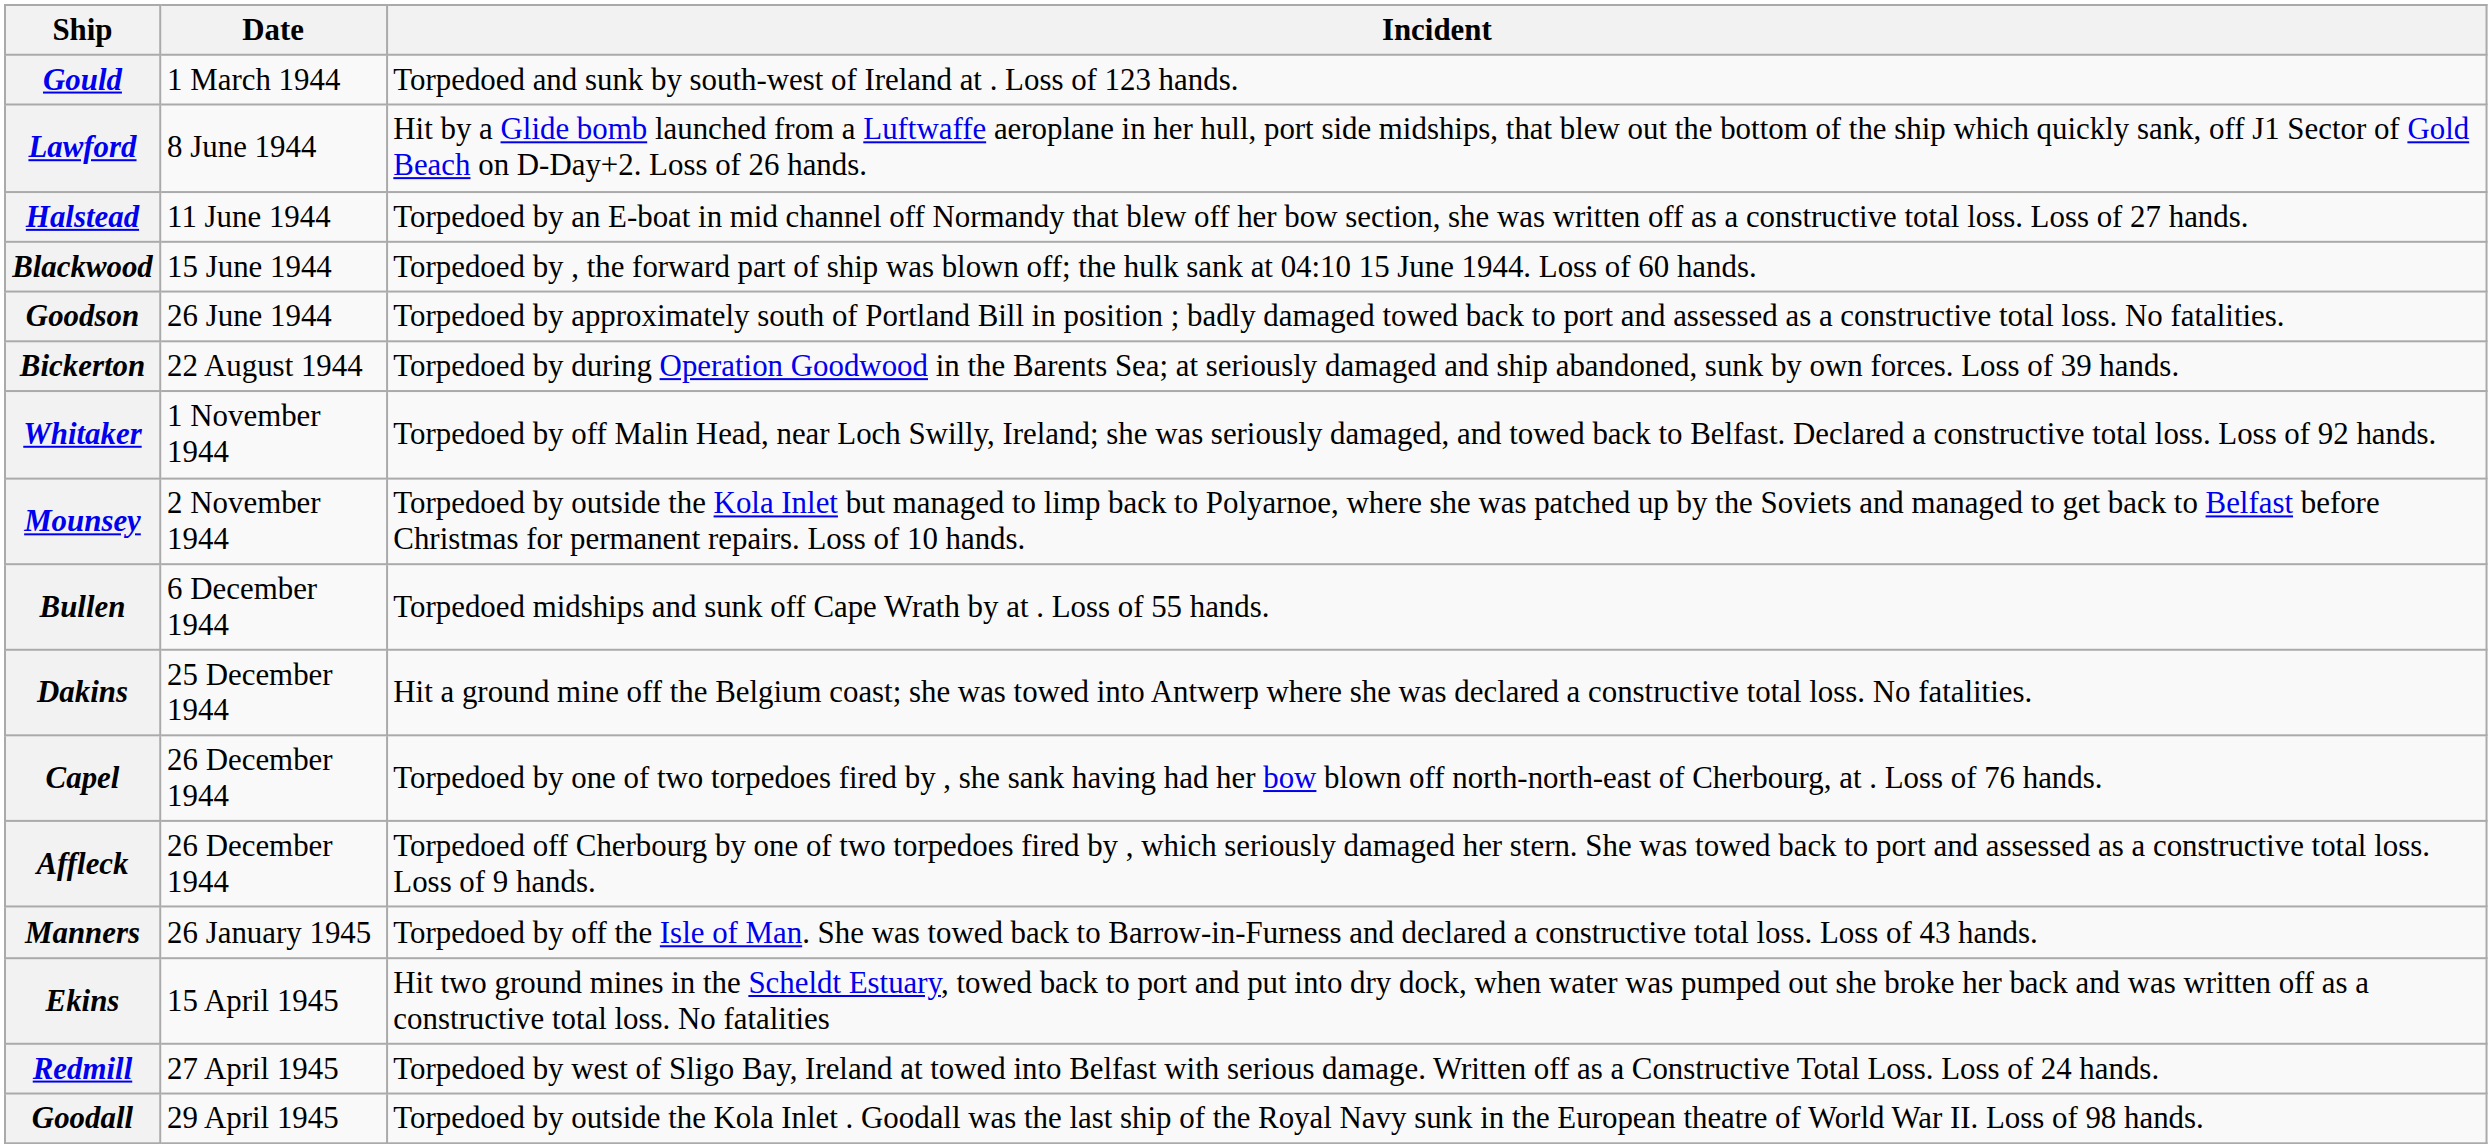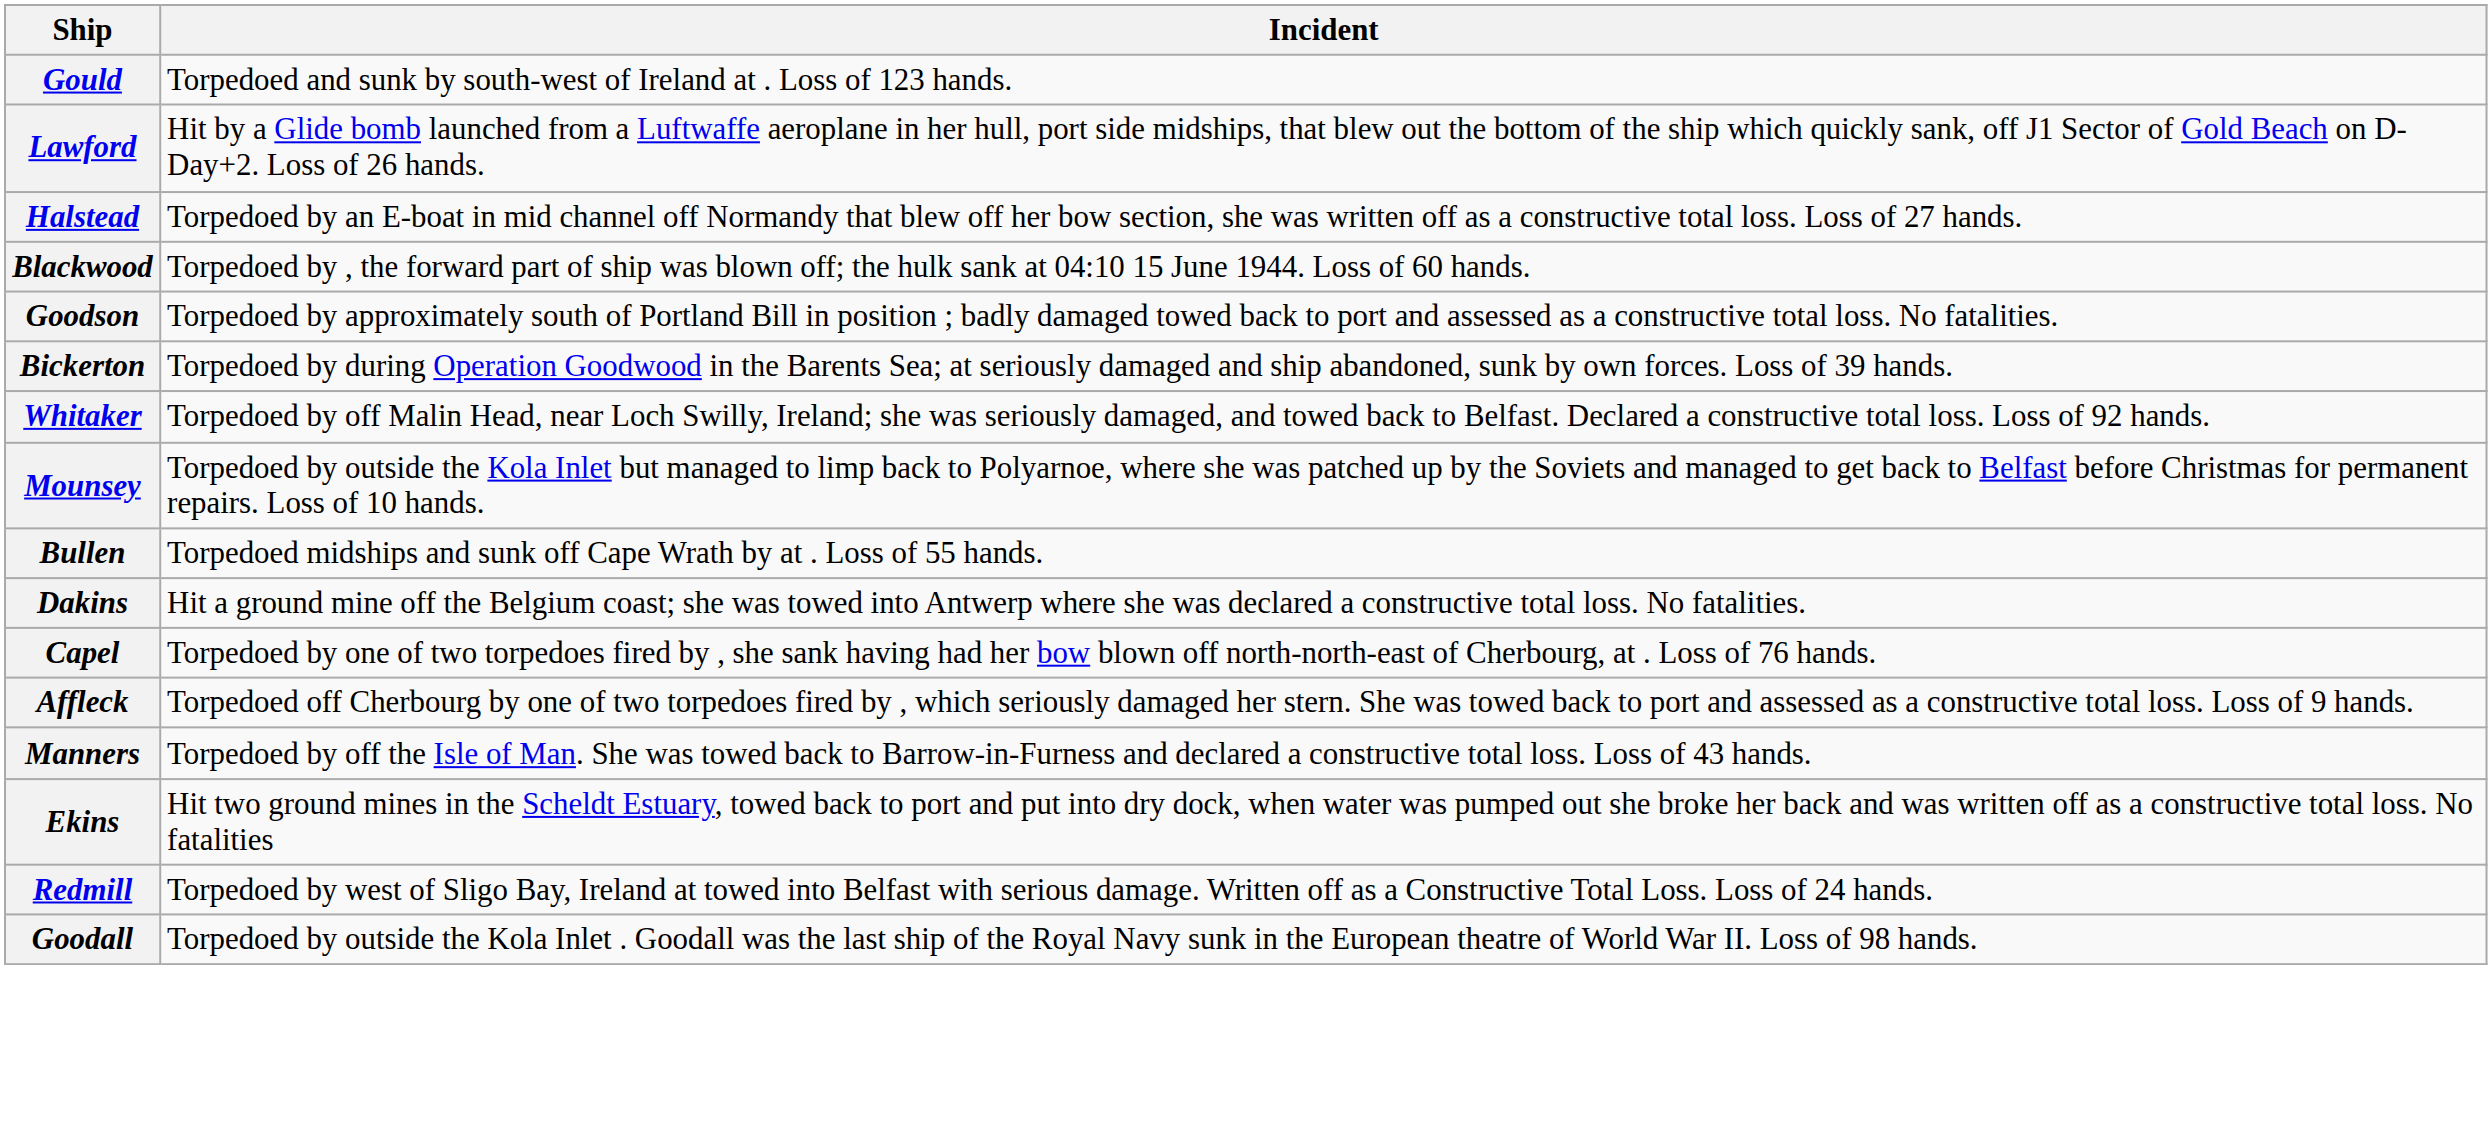- column: (273, 29)
